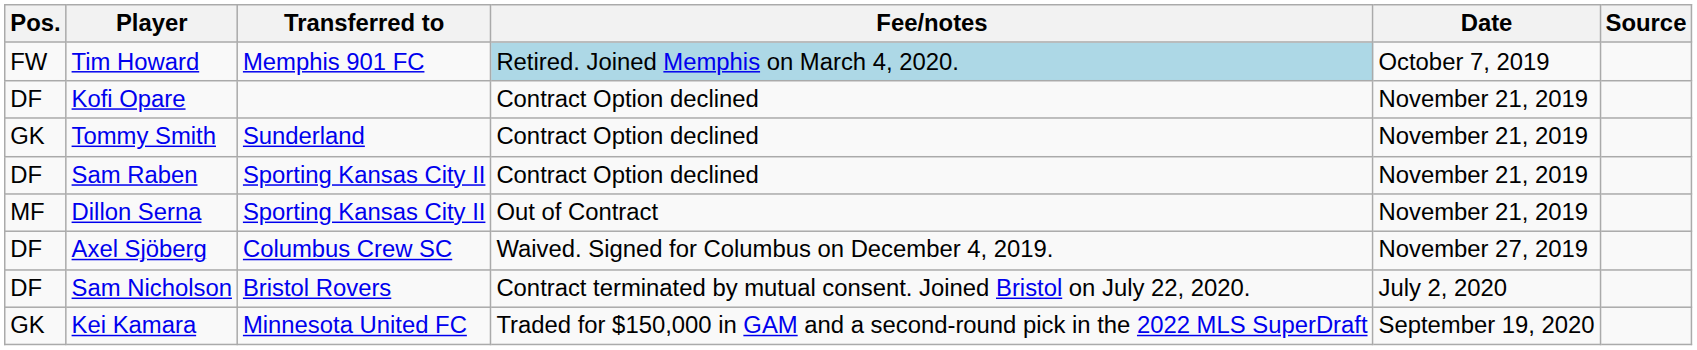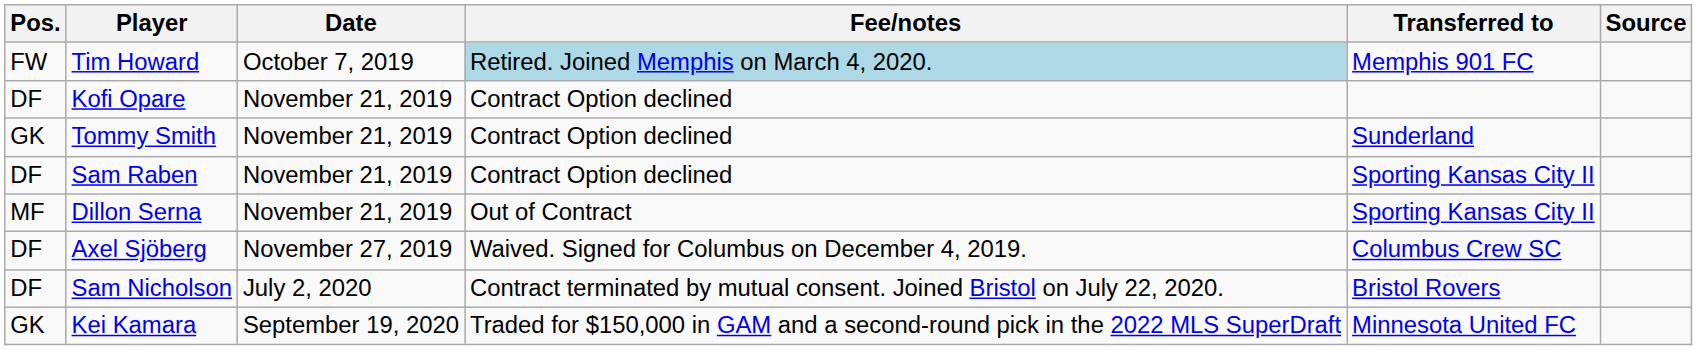columns swapped: (364, 23) <-> (1487, 23)
